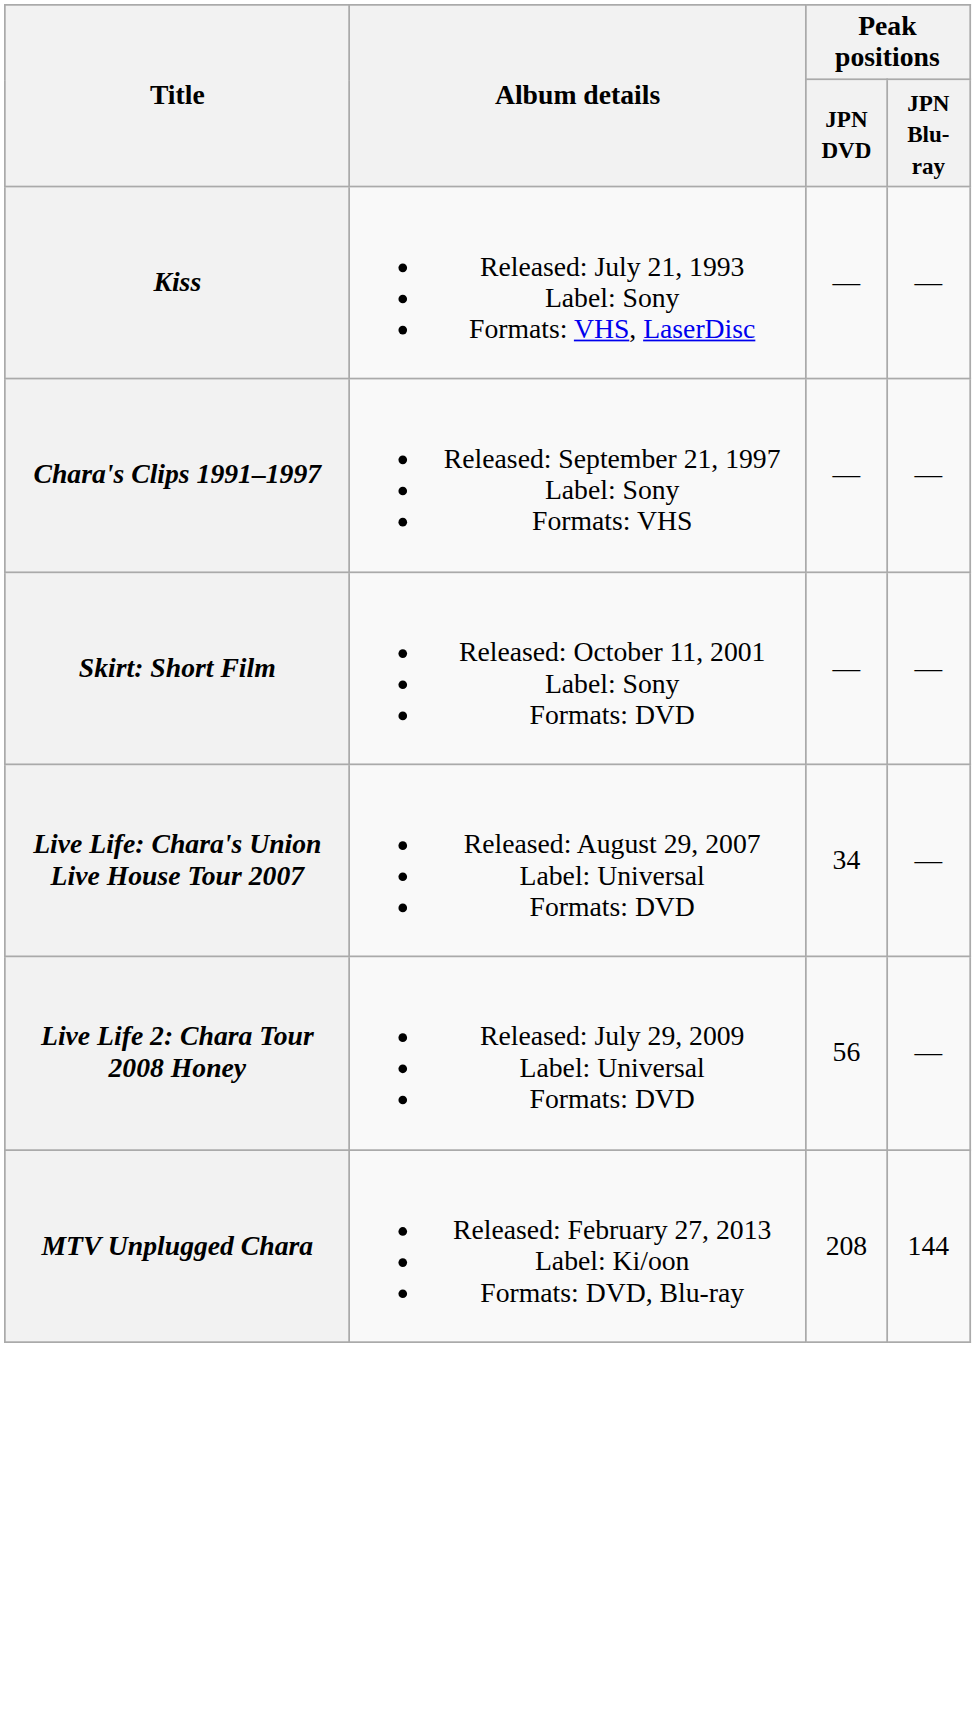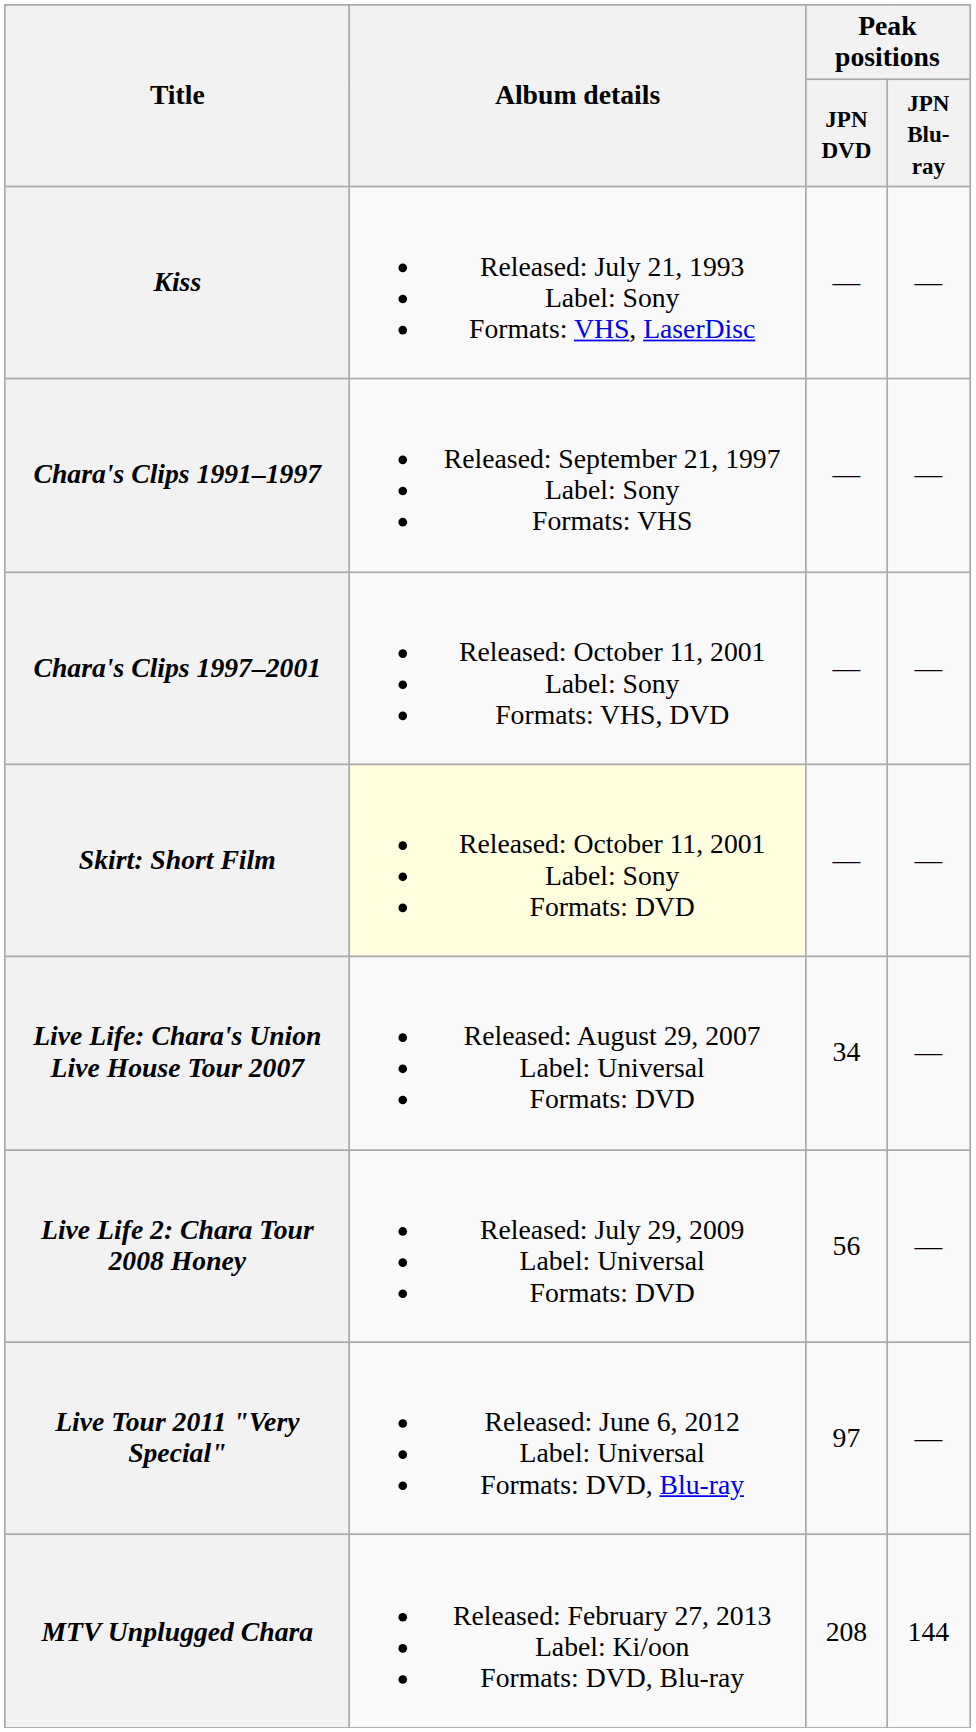+ row: (177, 667)
(578, 683) no background -> (578, 876) lightyellow background
+ row: (177, 1438)
